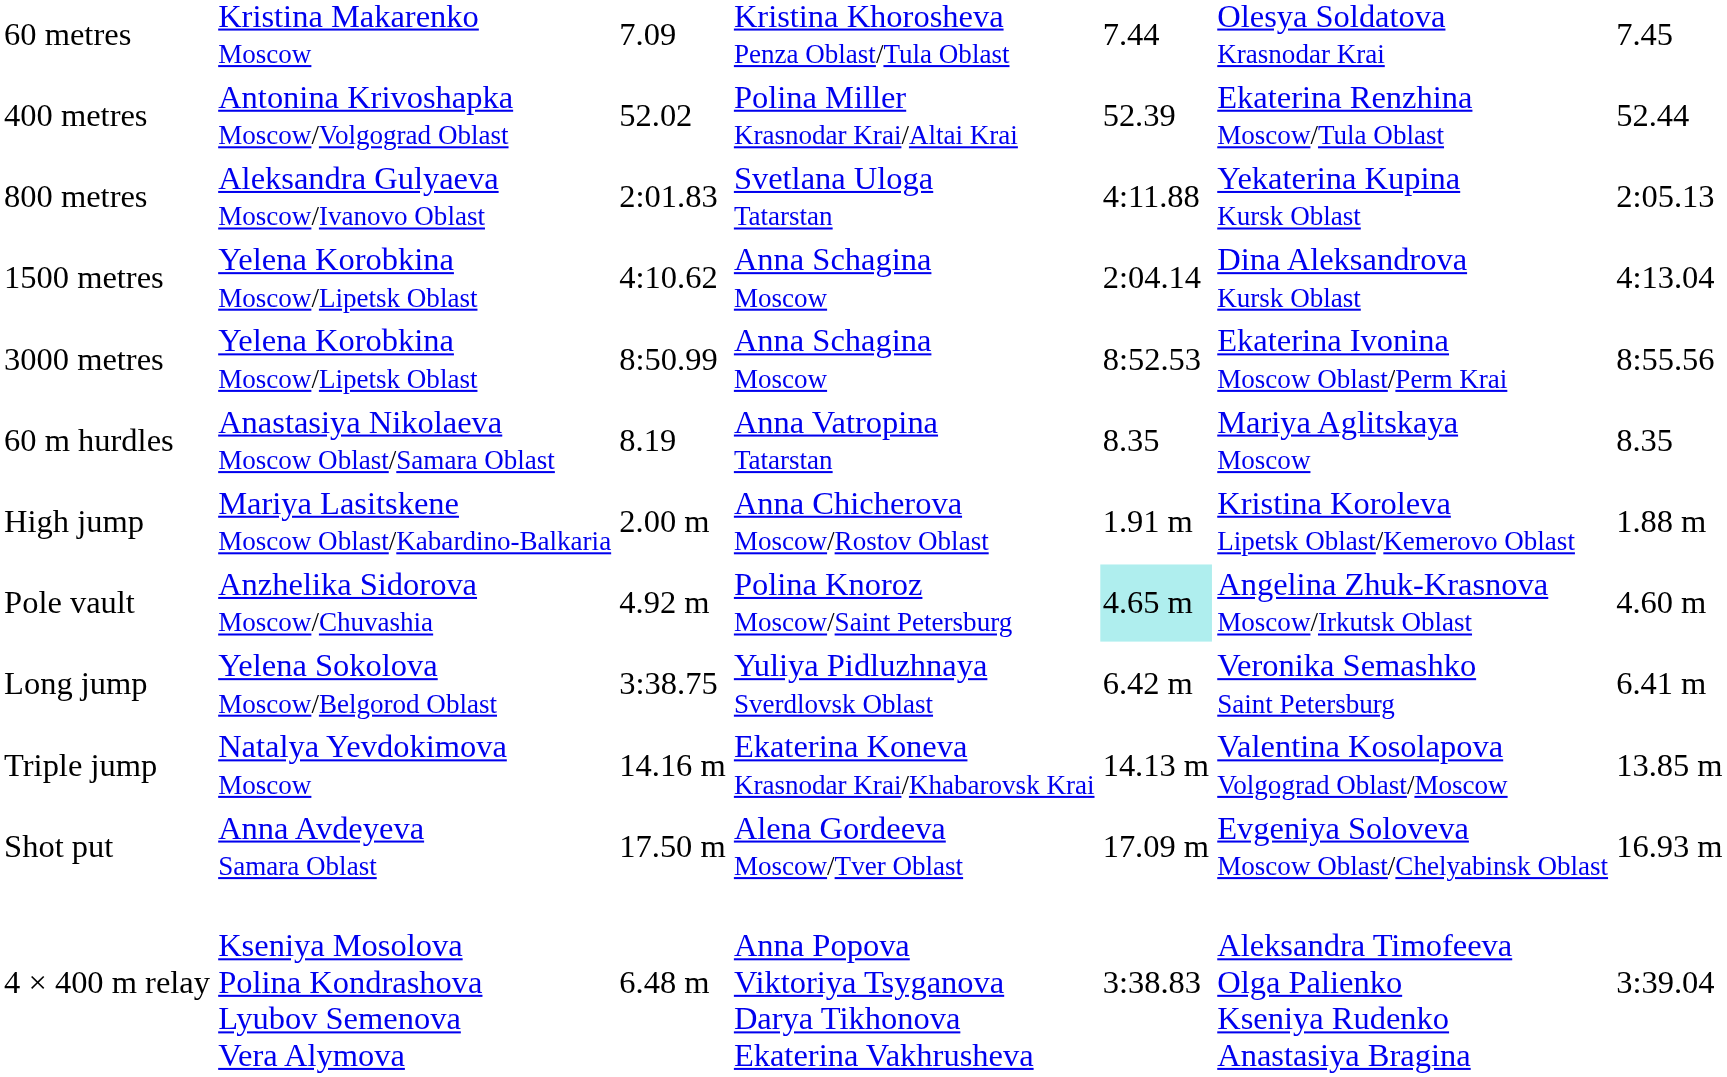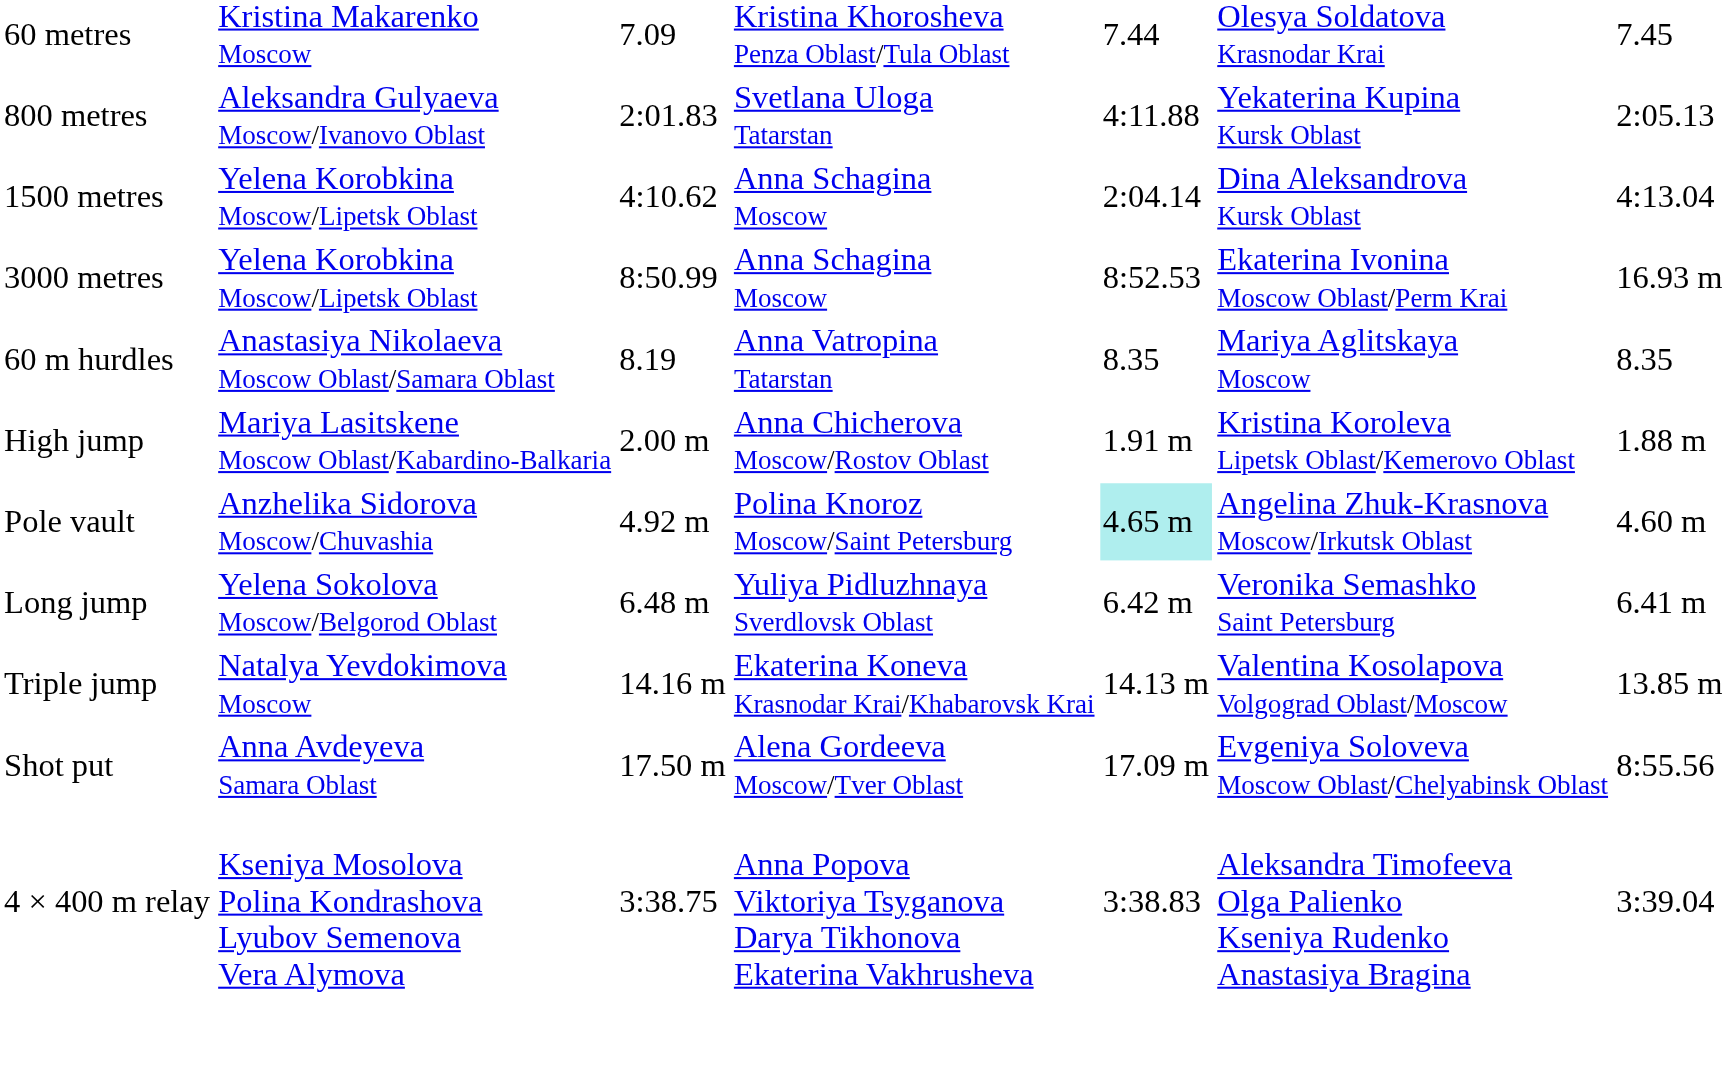- row: (76, 115)
(1665, 358) 8:55.56 -> (1669, 277) 16.93 m
(668, 683) 3:38.75 -> (664, 602) 6.48 m
(1669, 846) 16.93 m -> (1665, 764) 8:55.56
(664, 982) 6.48 m -> (668, 900) 3:38.75
